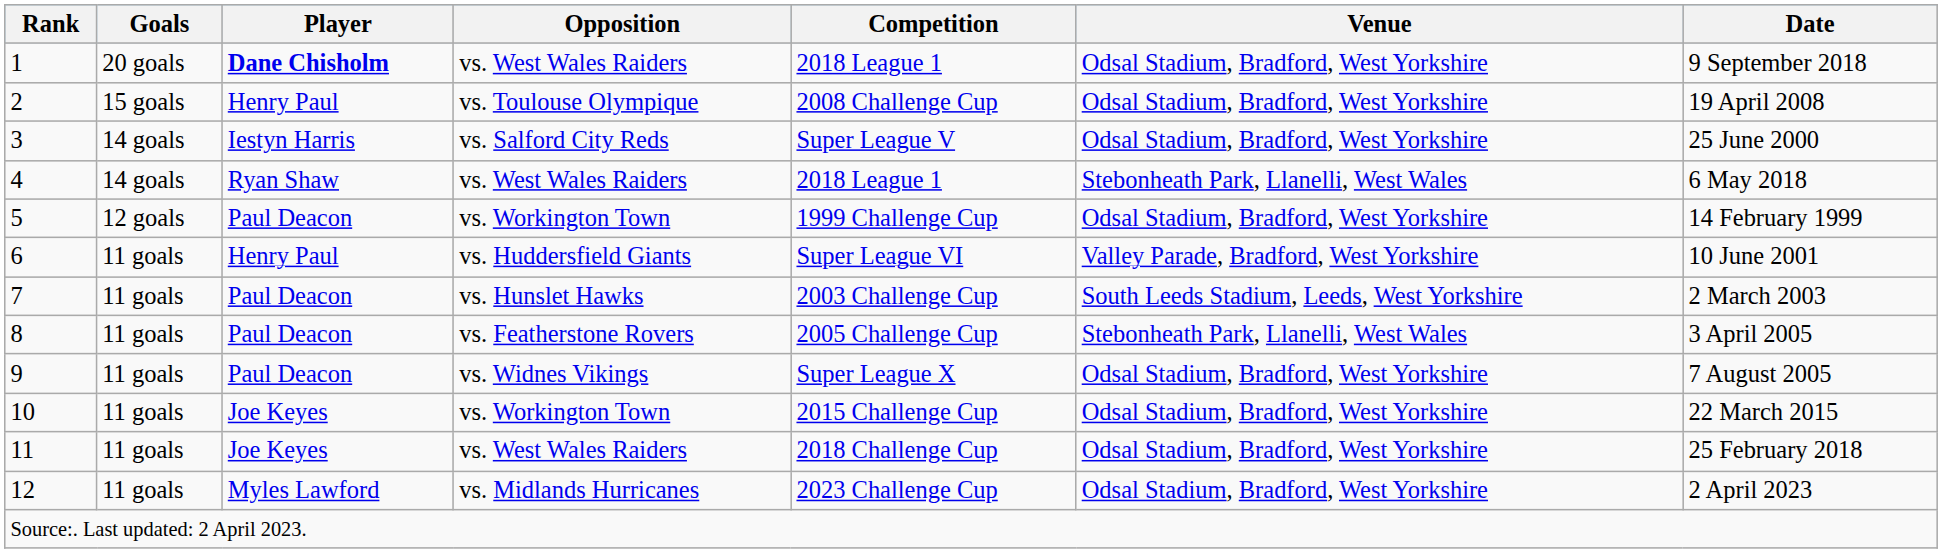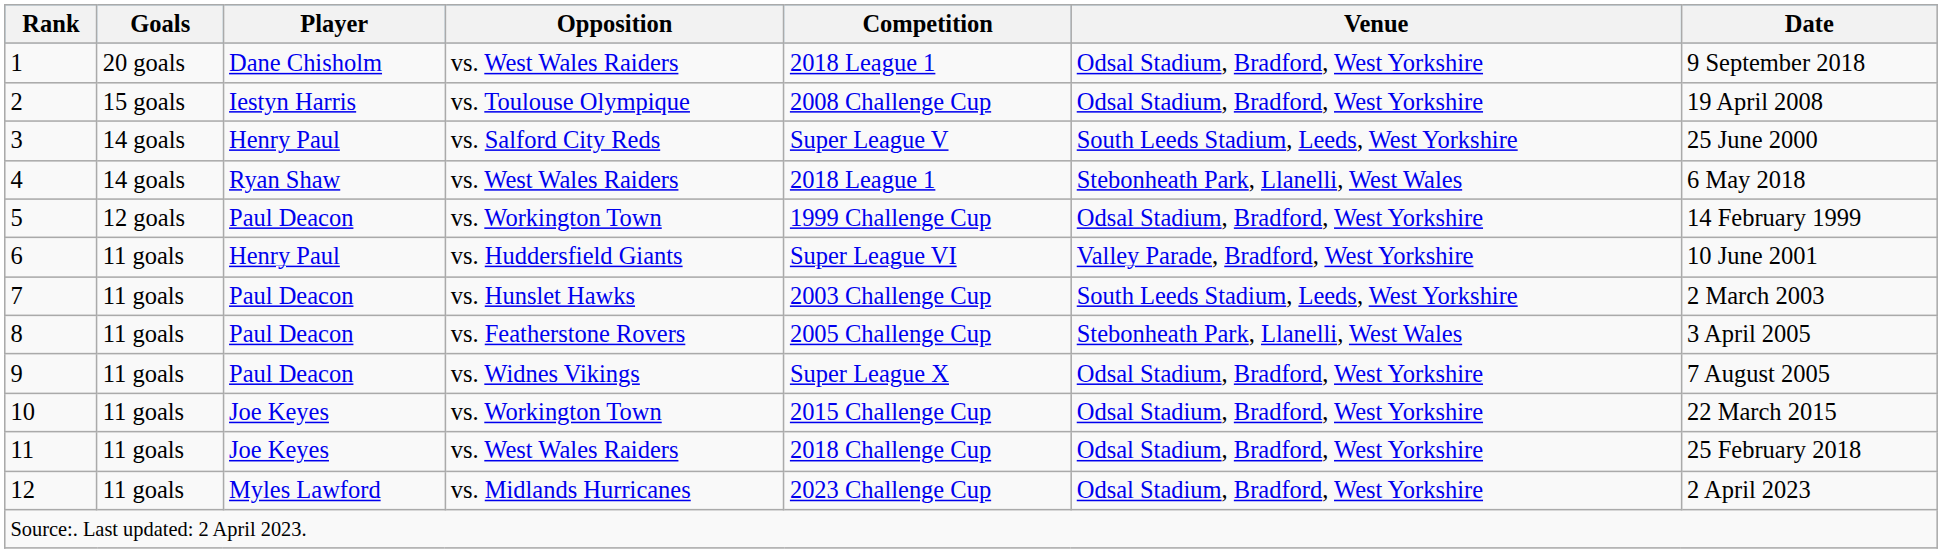(308, 62) bold -> (306, 62) normal
(283, 101) Henry Paul -> (293, 101) Iestyn Harris
(291, 140) Iestyn Harris -> (284, 140) Henry Paul
(1285, 140) Odsal Stadium, Bradford, West Yorkshire -> (1297, 140) South Leeds Stadium, Leeds, West Yorkshire
